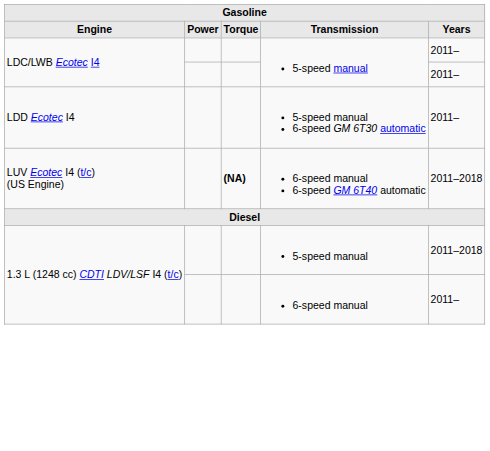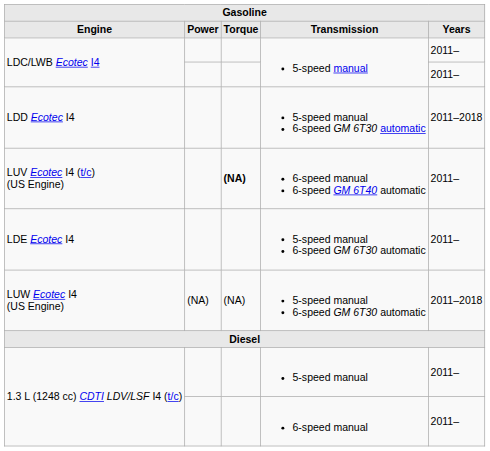(445, 118) 2011– -> (457, 118) 2011–2018
(457, 179) 2011–2018 -> (445, 179) 2011–
+ row: (40, 240)
+ row: (42, 301)
(457, 250) 2011–2018 -> (445, 372) 2011–
